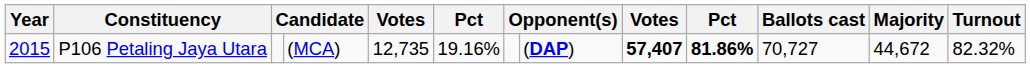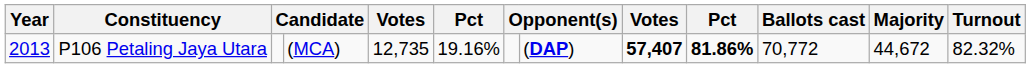(30, 48) 2015 -> (30, 48) 2013
(790, 48) 70,727 -> (790, 48) 70,772
